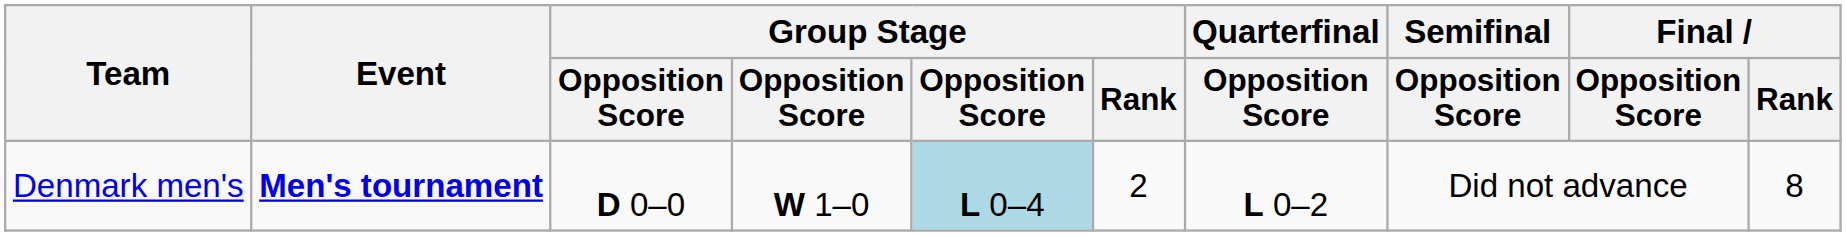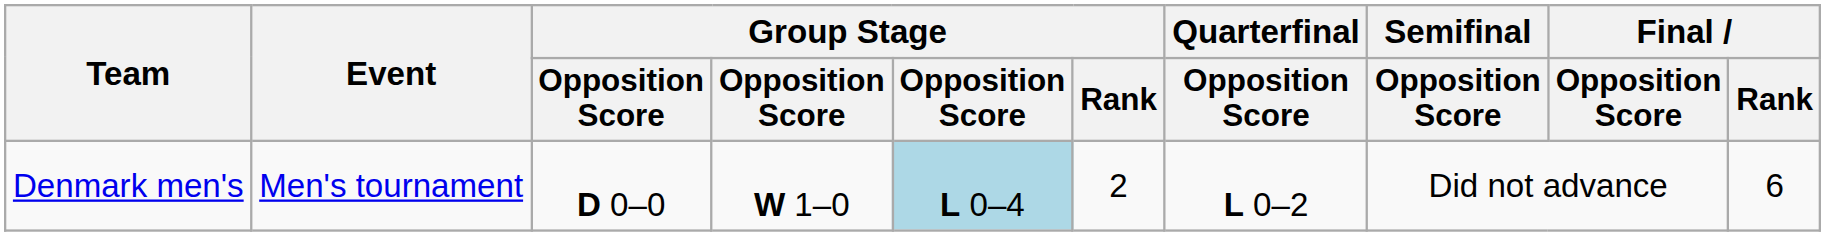(401, 186) bold -> (391, 186) normal
(1794, 186) 8 -> (1775, 186) 6
